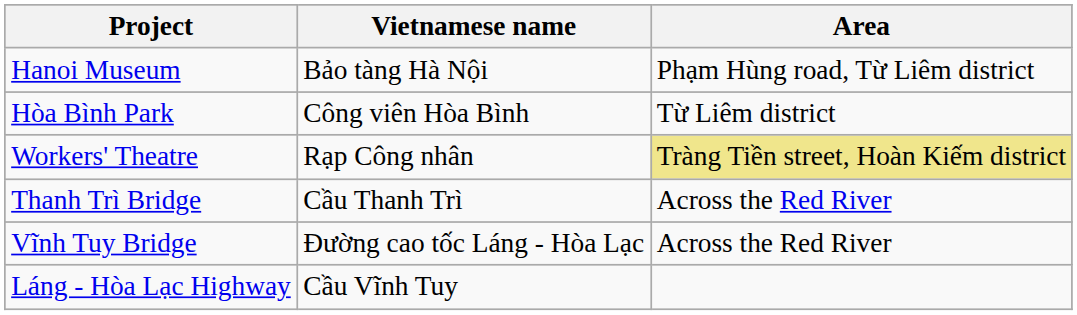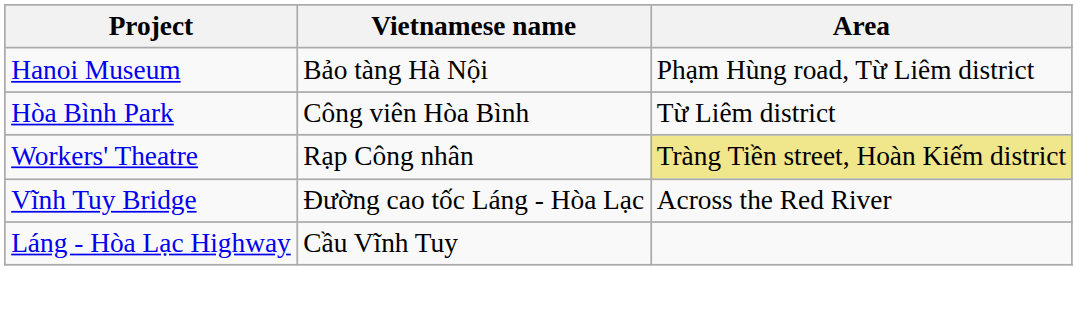- row: (106, 199)
